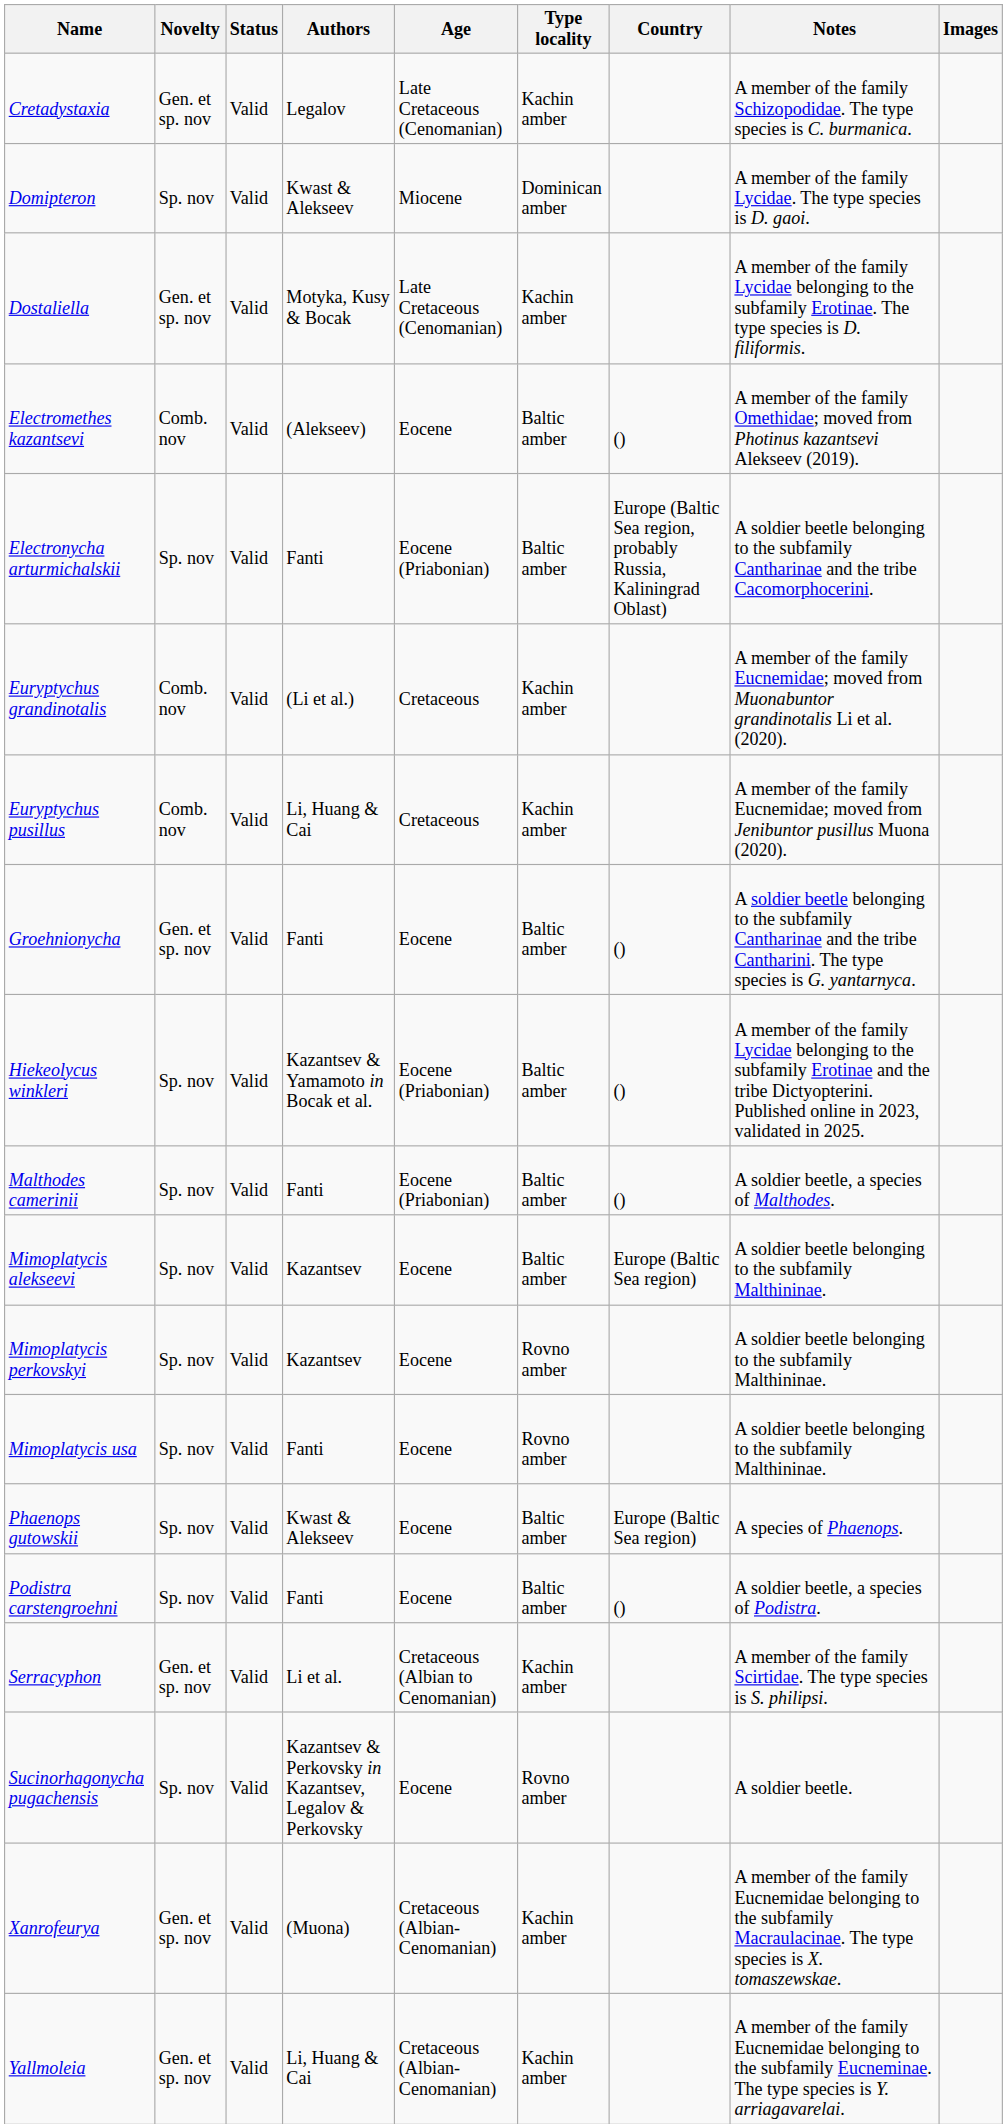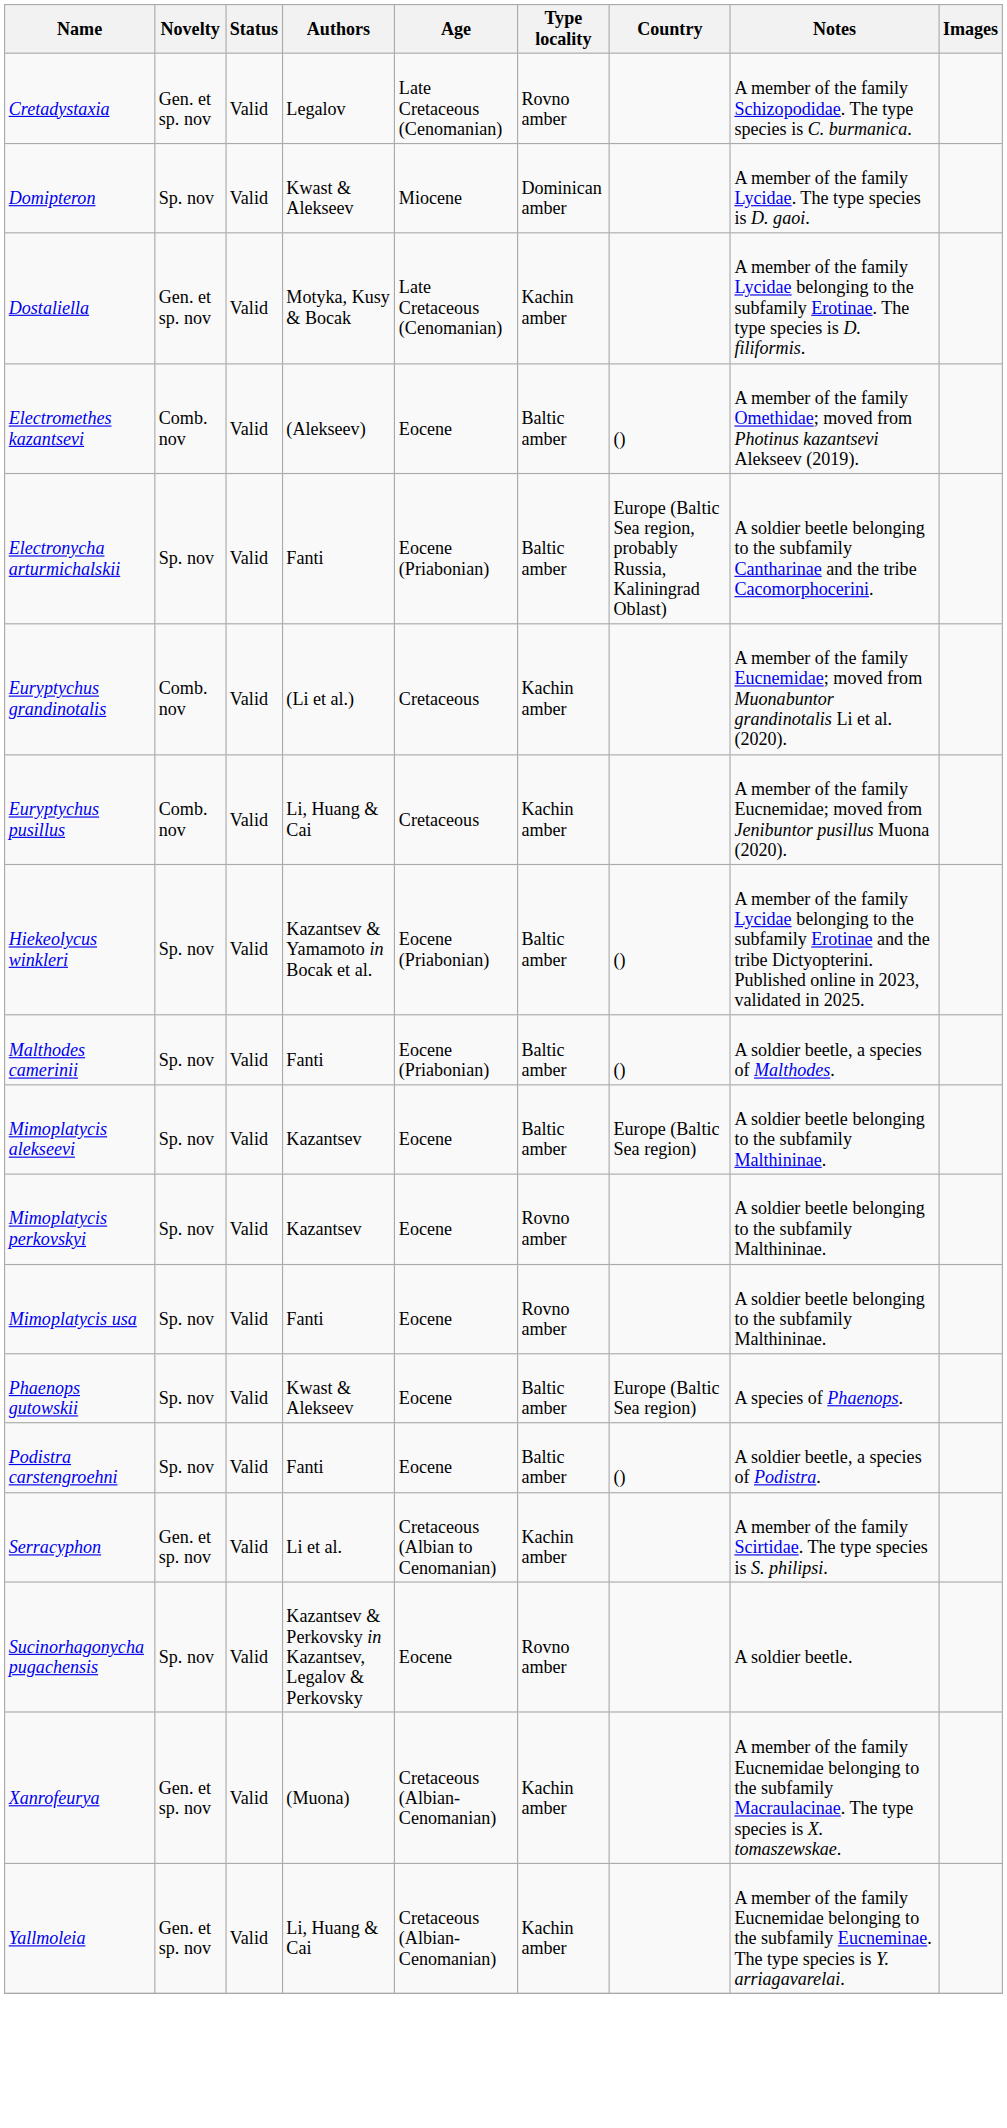(548, 108) Kachin amber -> (546, 108) Rovno amber
- row: (65, 939)
